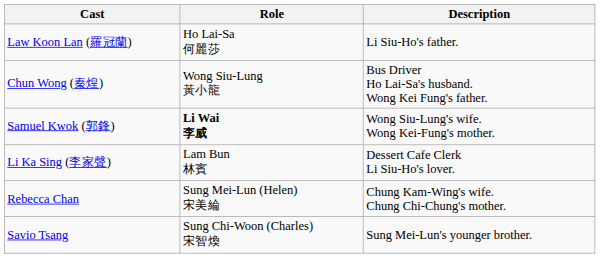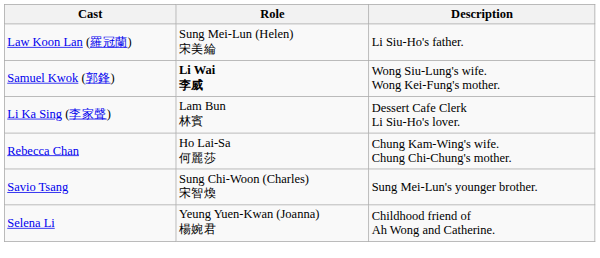(209, 41) Ho Lai-Sa 何麗莎 -> (236, 41) Sung Mei-Lun (Helen) 宋美綸
- row: (55, 84)
(240, 197) Sung Mei-Lun (Helen) 宋美綸 -> (205, 150) Ho Lai-Sa 何麗莎
+ row: (31, 223)
